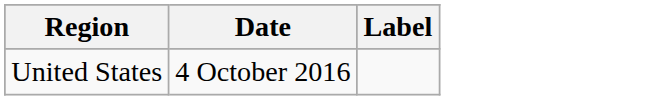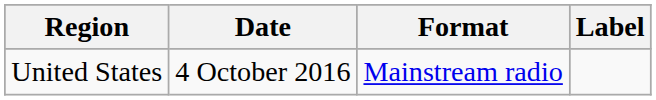+ column: (463, 26)
